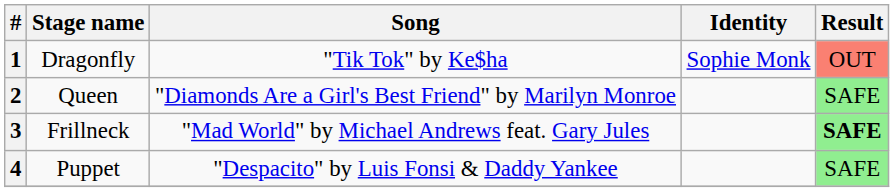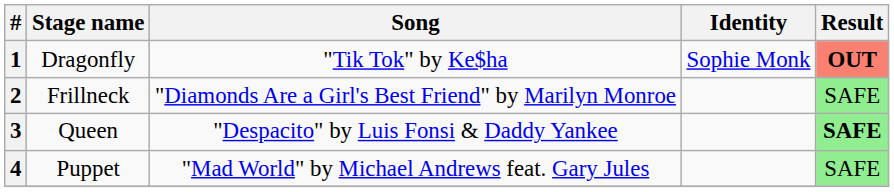(852, 58) normal -> (852, 58) bold
(88, 95) Queen -> (88, 95) Frillneck
(88, 131) Frillneck -> (88, 131) Queen
(415, 131) "Mad World" by Michael Andrews feat. Gary Jules -> (416, 131) "Despacito" by Luis Fonsi & Daddy Yankee
(416, 167) "Despacito" by Luis Fonsi & Daddy Yankee -> (415, 167) "Mad World" by Michael Andrews feat. Gary Jules
